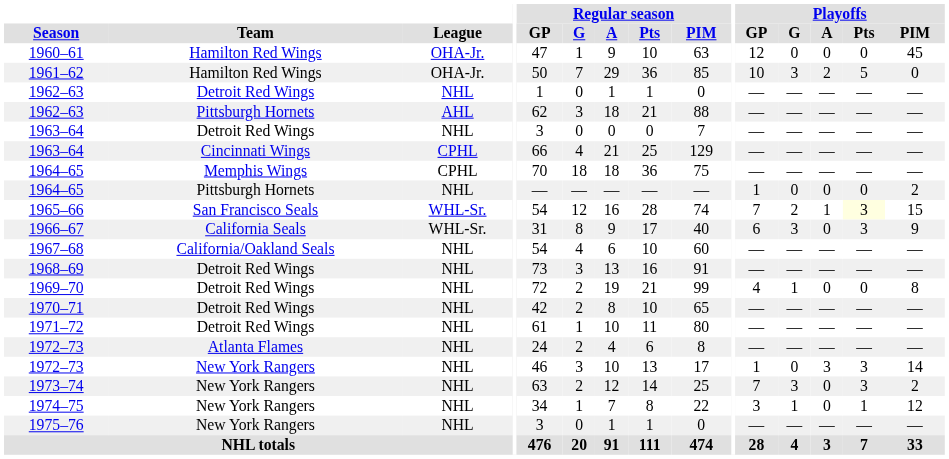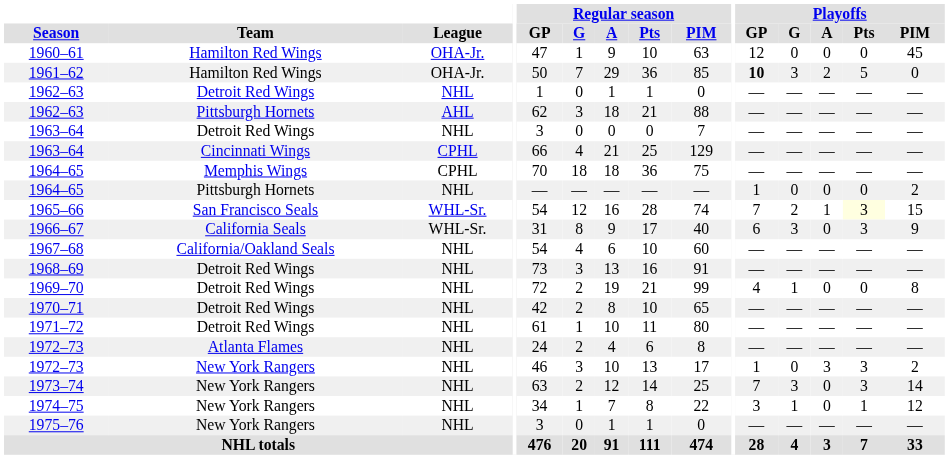(756, 72) normal -> (756, 72) bold
(915, 366) 14 -> (915, 366) 2
(915, 386) 2 -> (915, 386) 14
